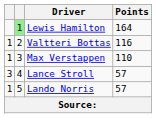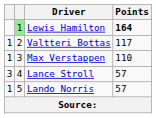(124, 28) normal -> (124, 28) bold
(124, 43) 116 -> (124, 43) 117
